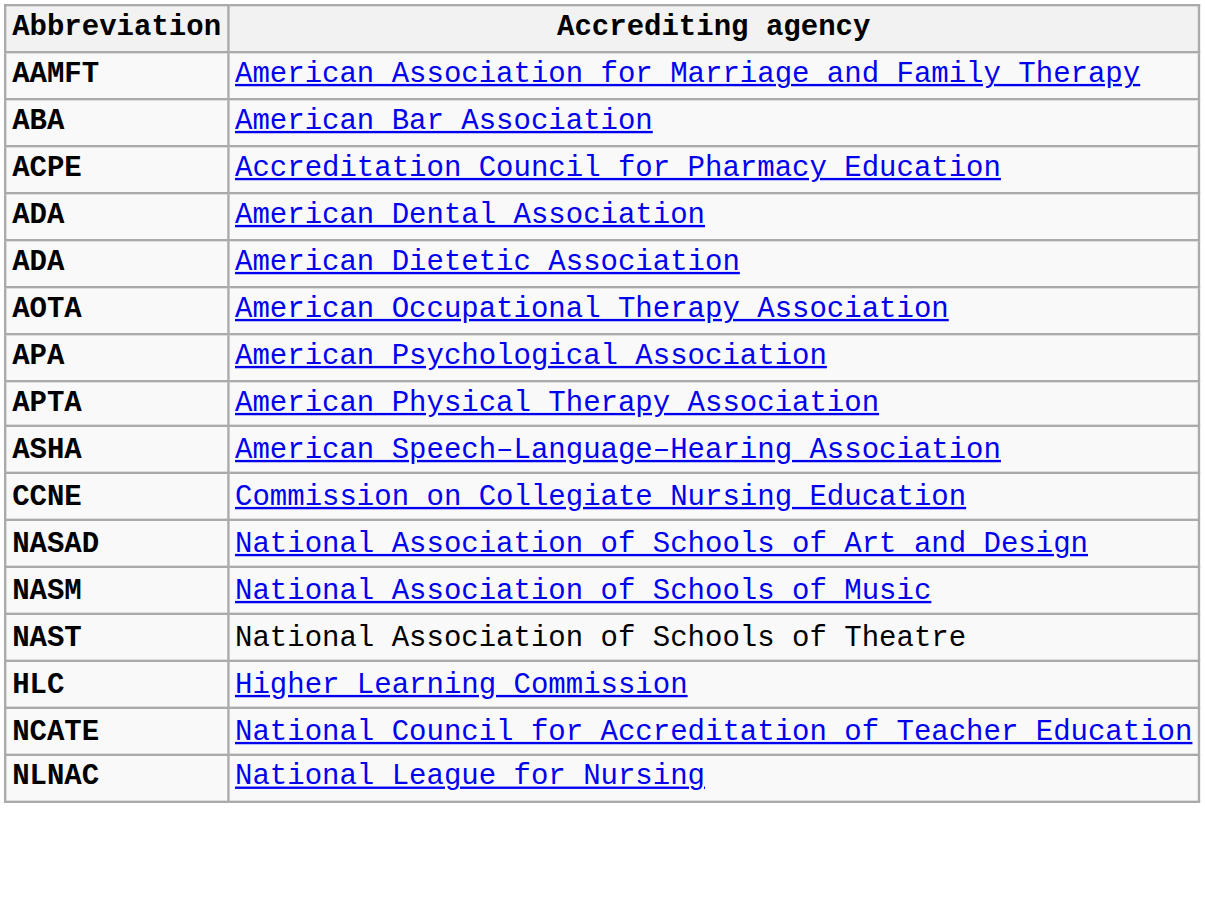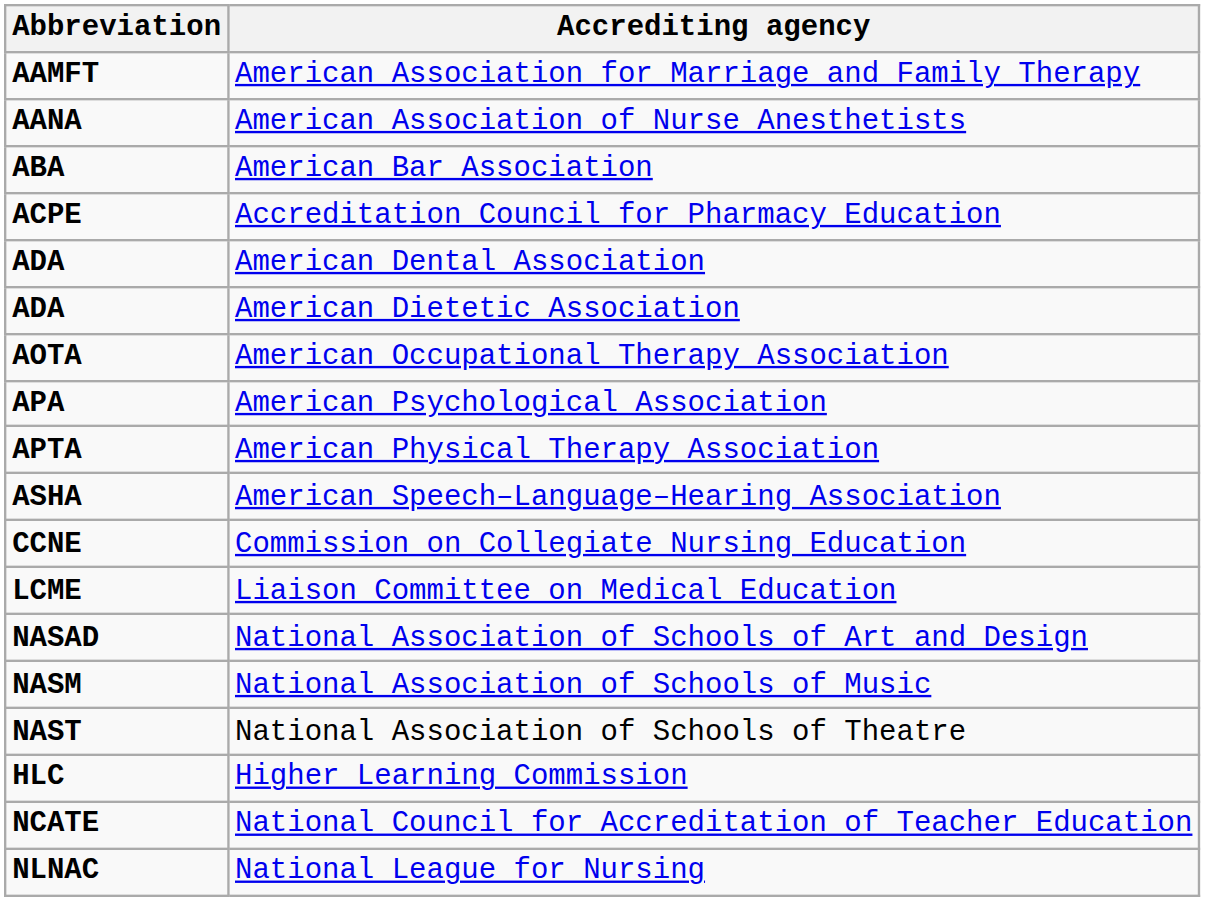+ row: (601, 123)
+ row: (566, 591)
